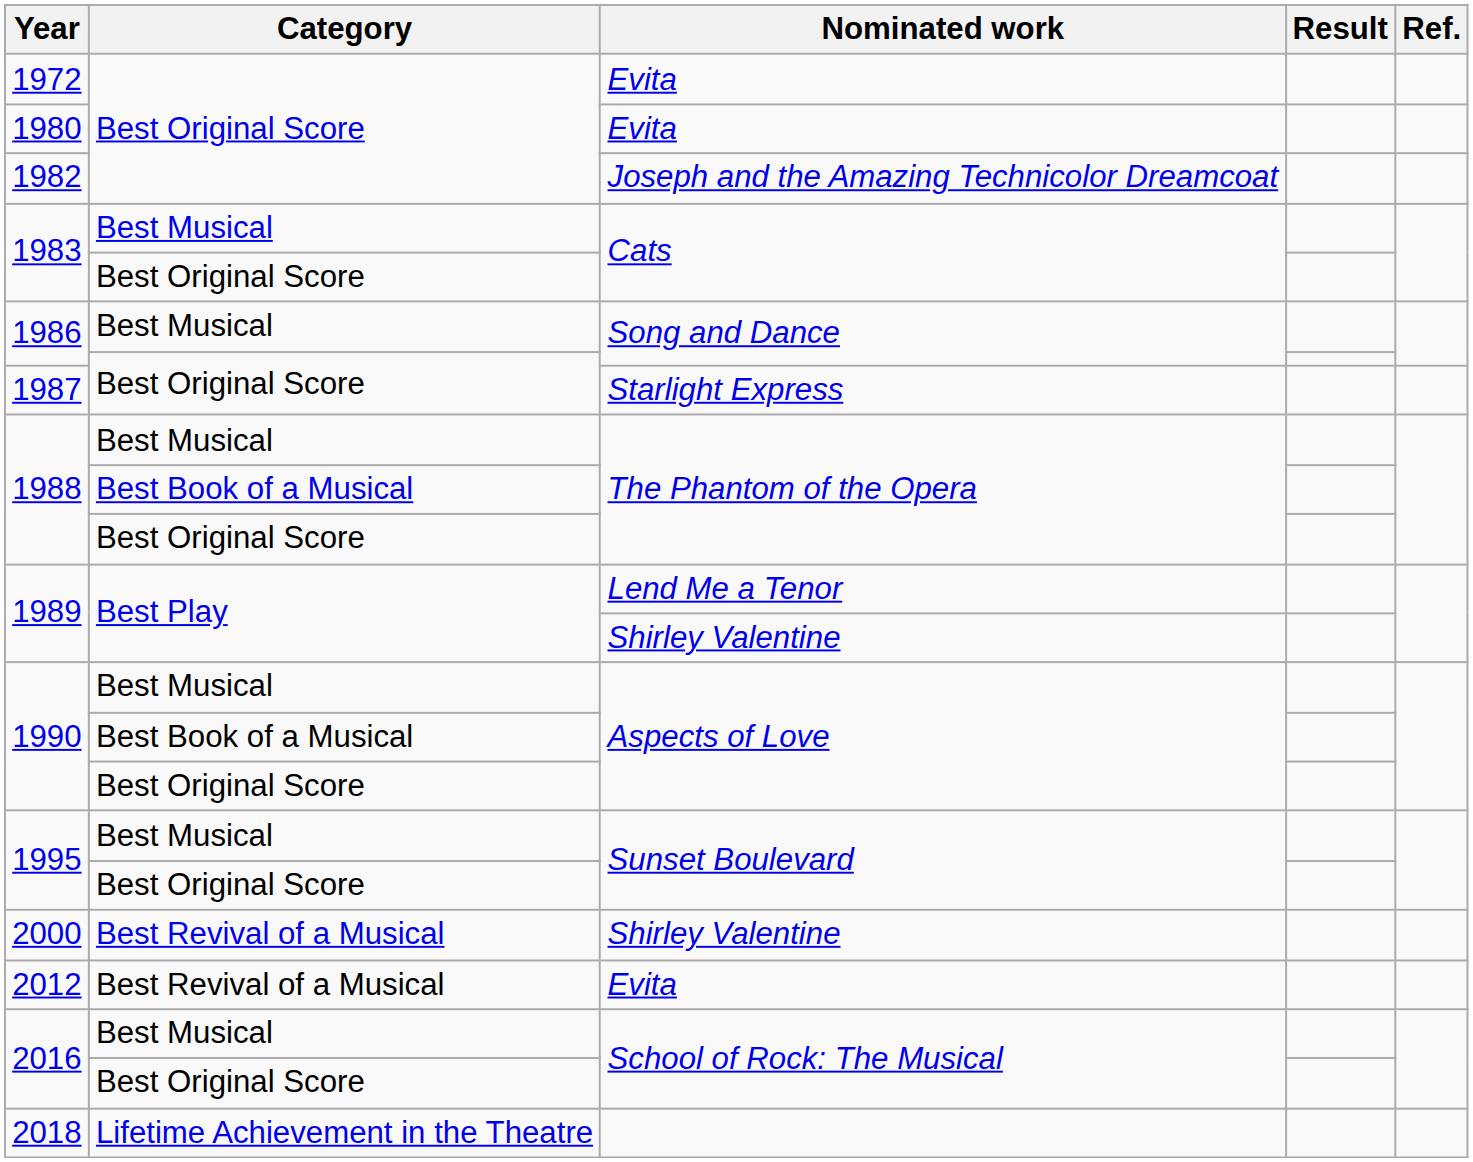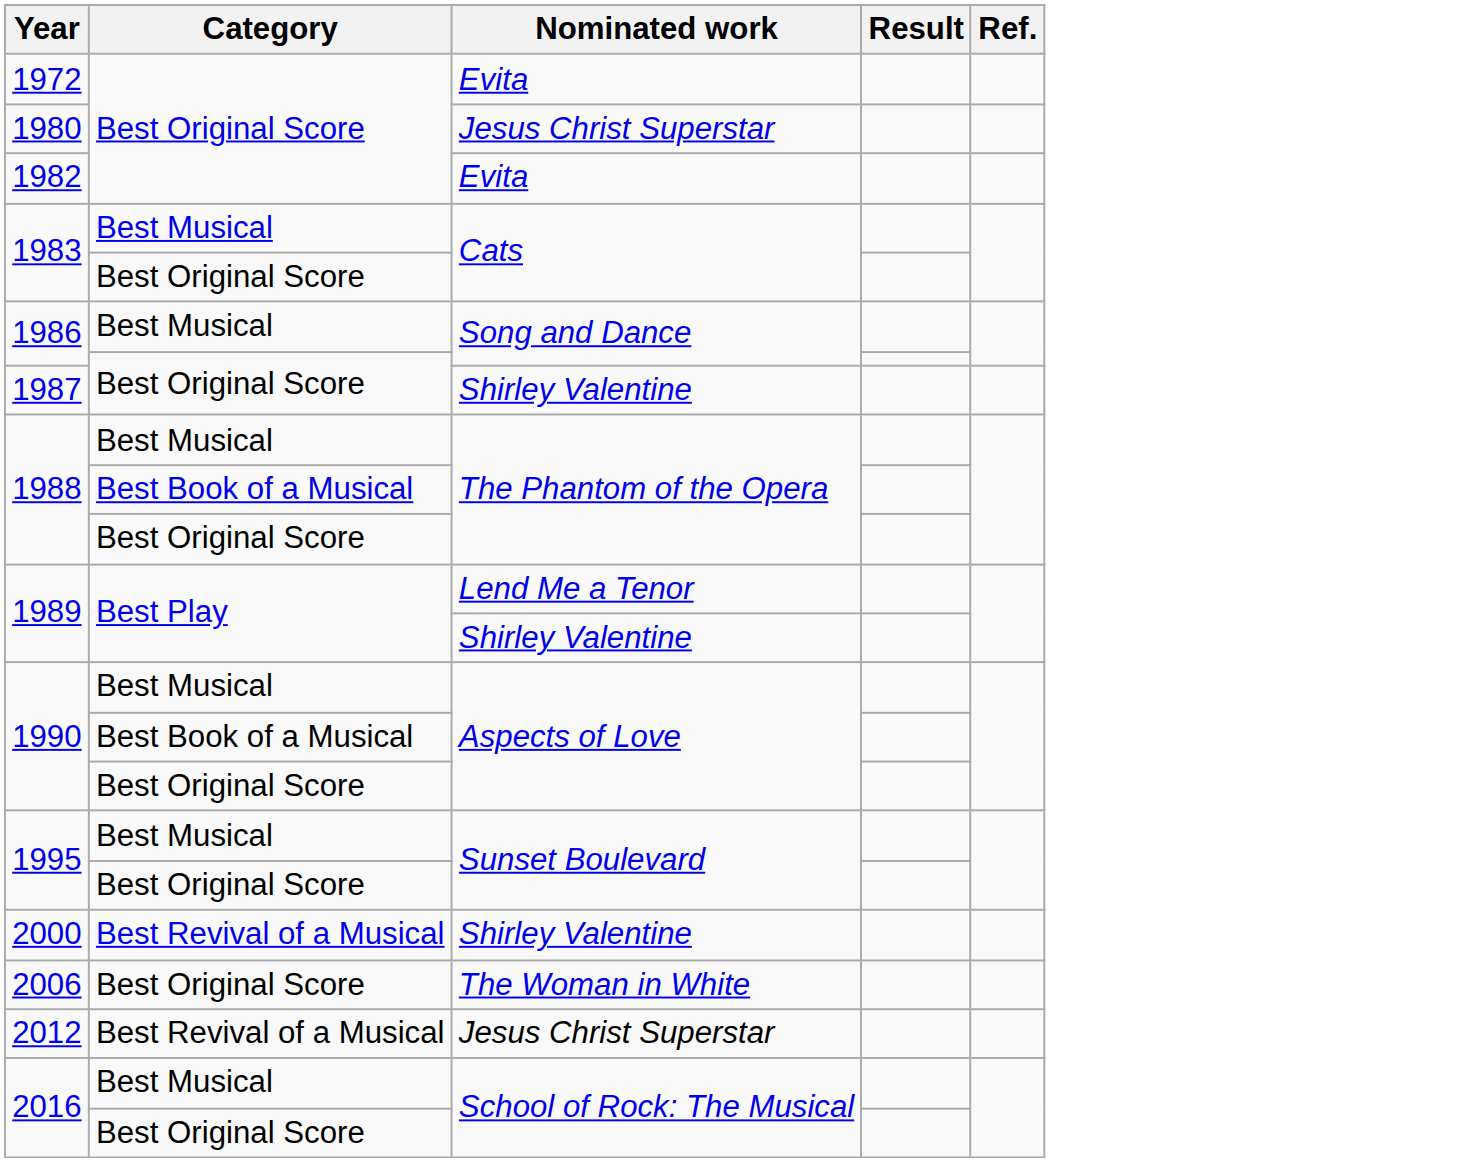(642, 128) Evita -> (617, 128) Jesus Christ Superstar
(943, 177) Joseph and the Amazing Technicolor Dreamcoat -> (494, 177) Evita
(725, 389) Starlight Express -> (575, 389) Shirley Valentine
+ row: (47, 983)
(642, 983) Evita -> (617, 1033) Jesus Christ Superstar
- row: (47, 1132)
